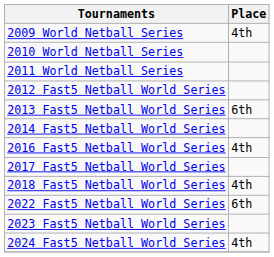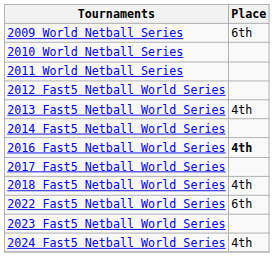(242, 33) 4th -> (242, 33) 6th
(242, 109) 6th -> (242, 109) 4th
(242, 147) normal -> (242, 147) bold
